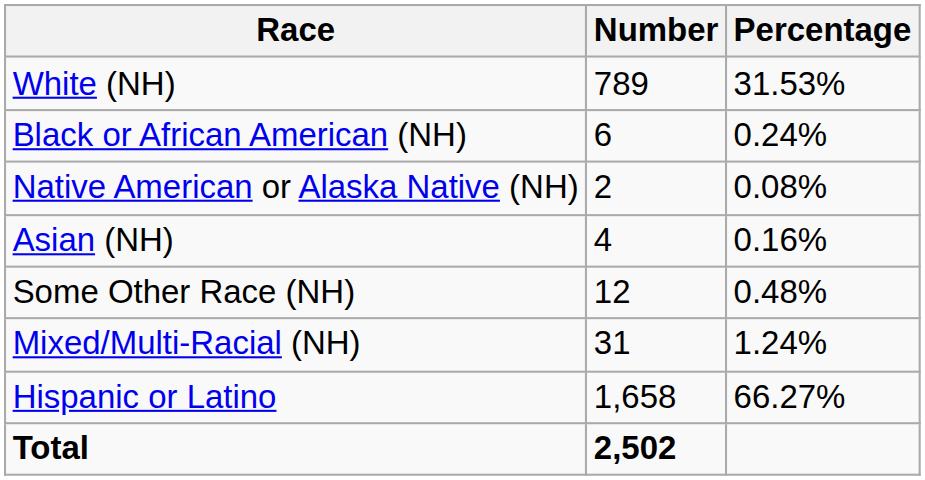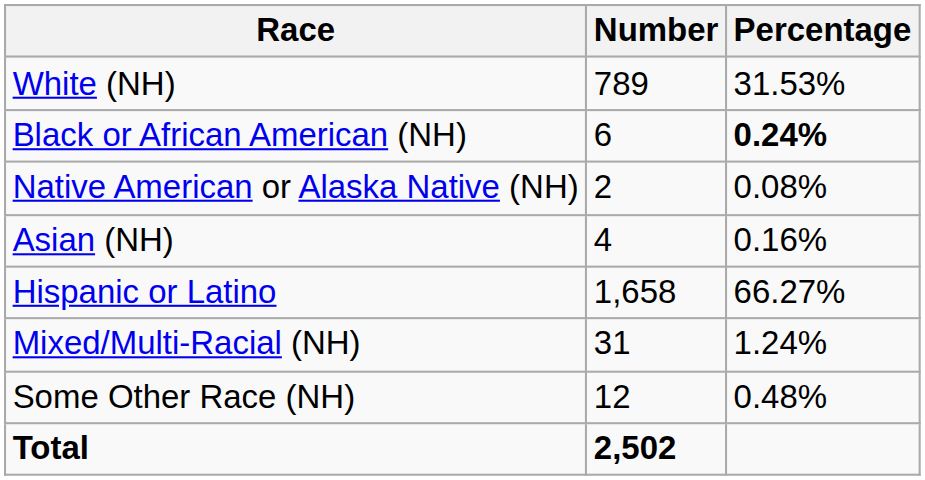(780, 135) normal -> (780, 135) bold
rows swapped: (184, 291) <-> (145, 396)
